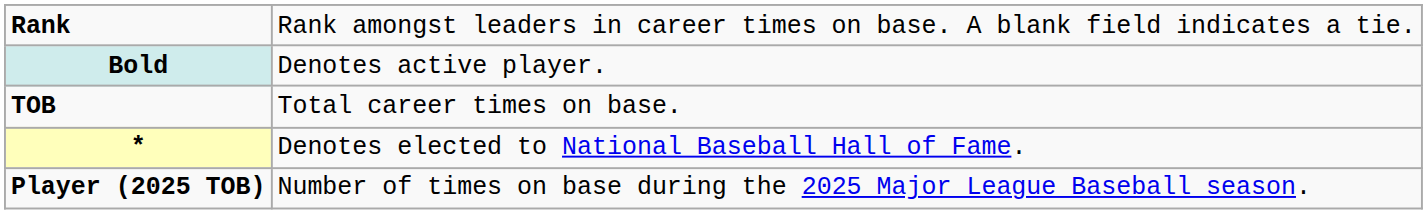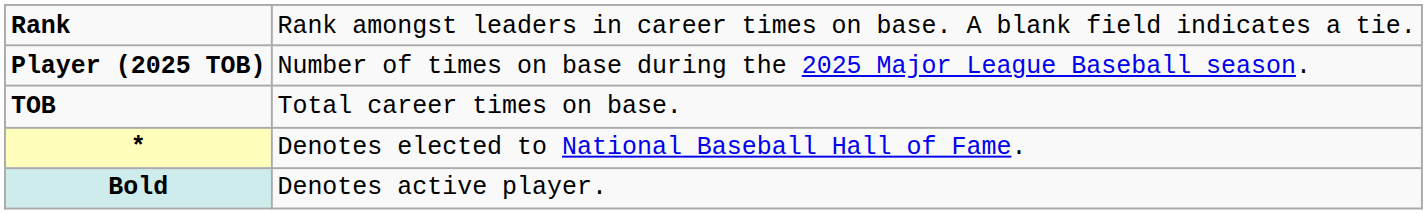rows swapped: (138, 188) <-> (138, 66)
